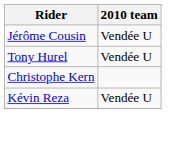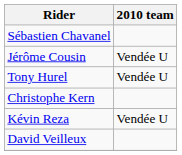+ row: (59, 35)
+ row: (47, 139)
